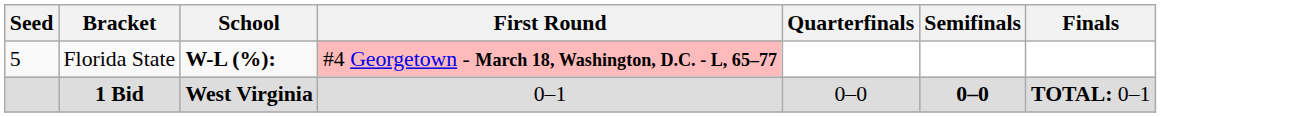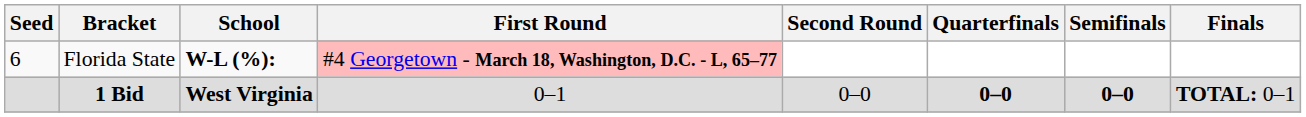+ column: (855, 22)
(15, 58) 5 -> (15, 58) 6
(851, 94) normal -> (996, 94) bold
